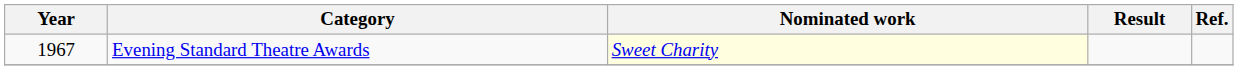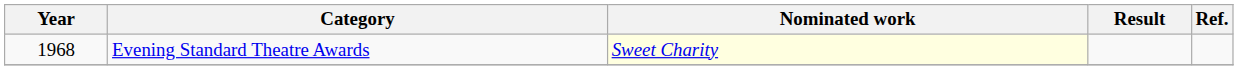(56, 49) 1967 -> (56, 49) 1968
